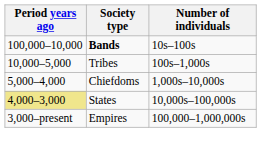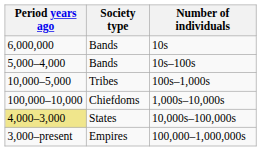+ row: (160, 45)
(45, 45) 100,000–10,000 -> (36, 63) 5,000–4,000
(104, 45) bold -> (103, 63) normal
(36, 81) 5,000–4,000 -> (45, 100) 100,000–10,000
